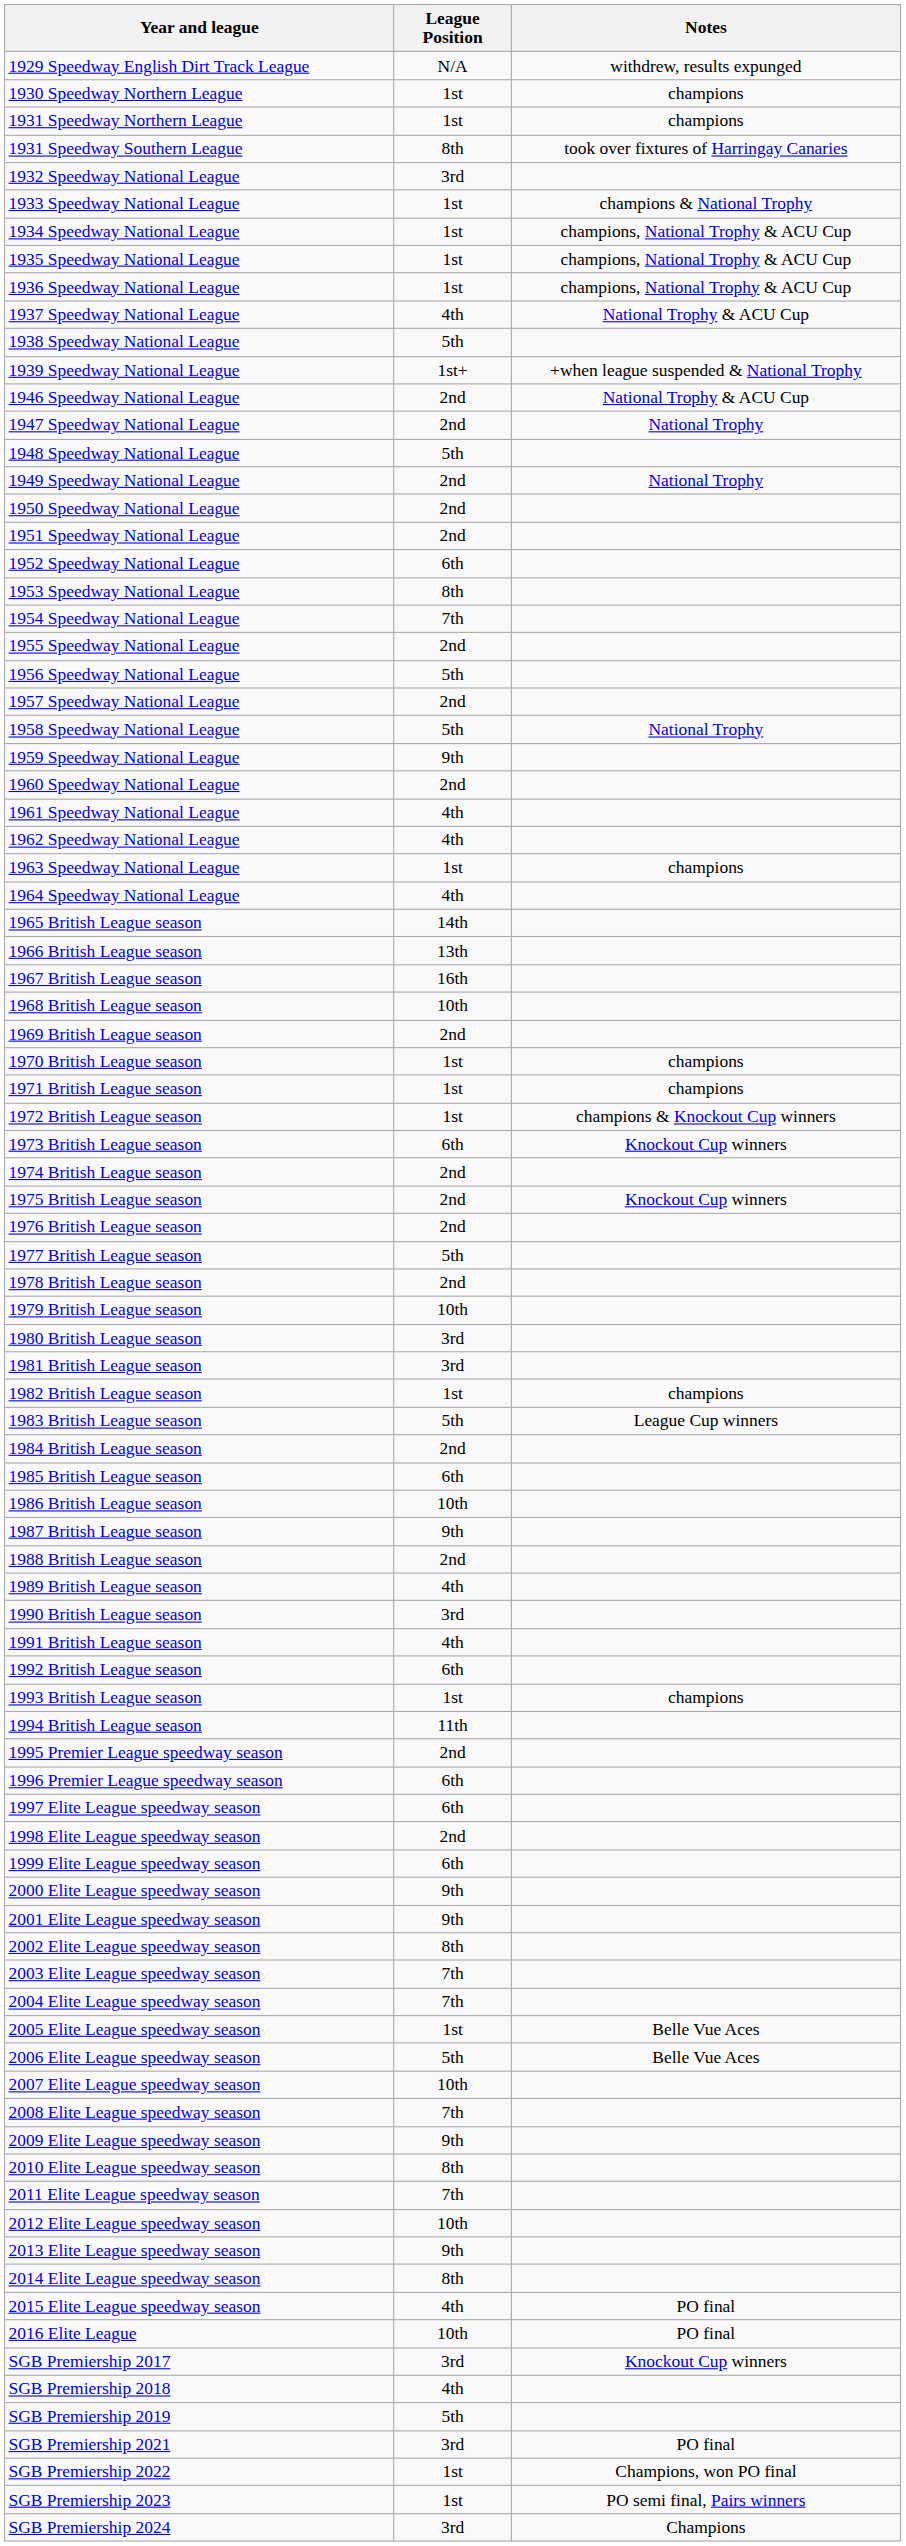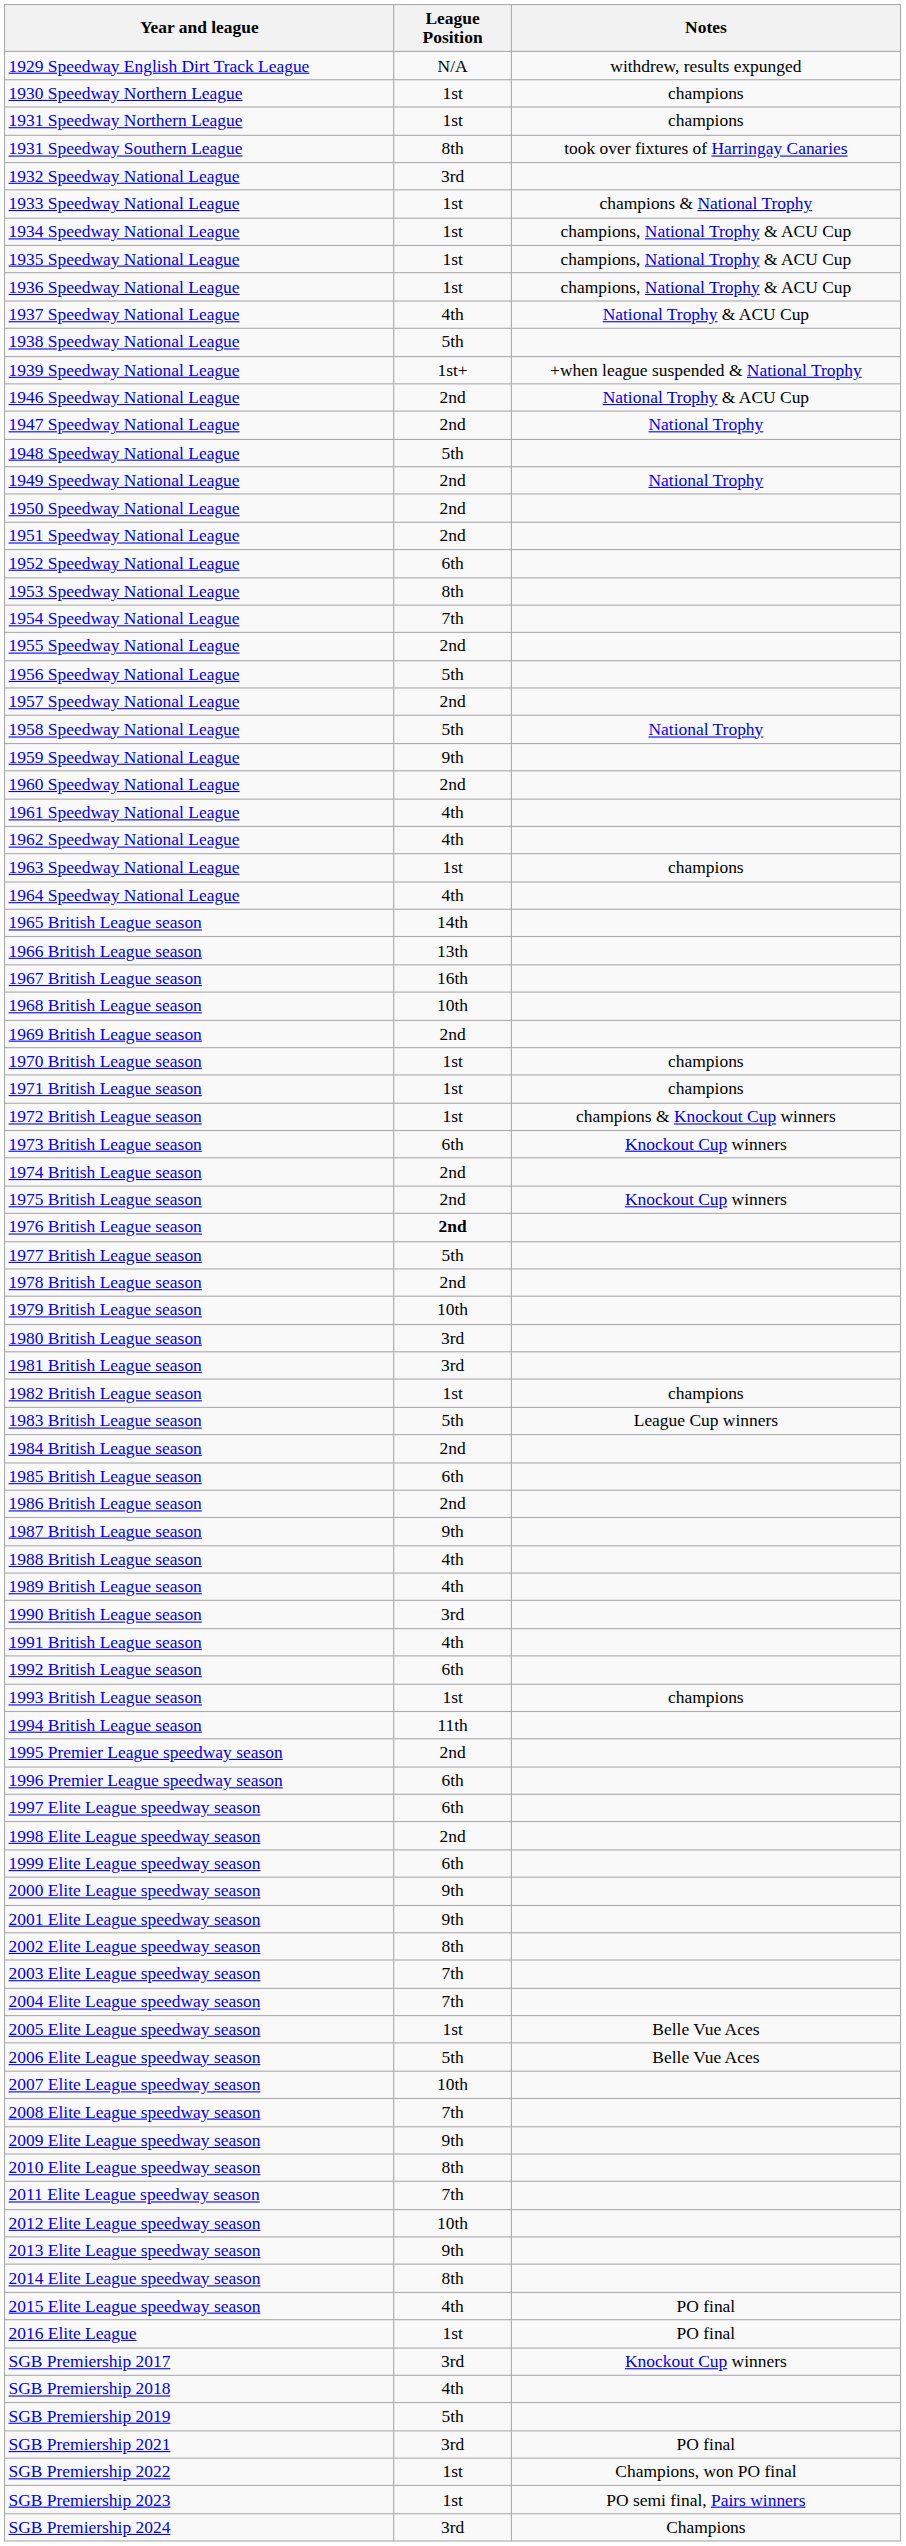(453, 1227) normal -> (453, 1227) bold
(453, 1503) 10th -> (453, 1503) 2nd
(453, 1559) 2nd -> (453, 1559) 4th
(453, 2333) 10th -> (453, 2333) 1st
